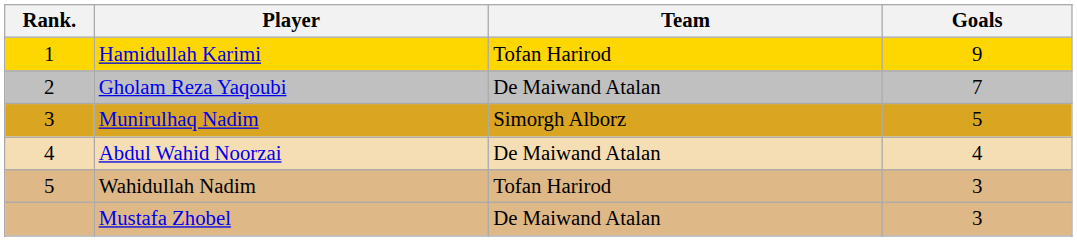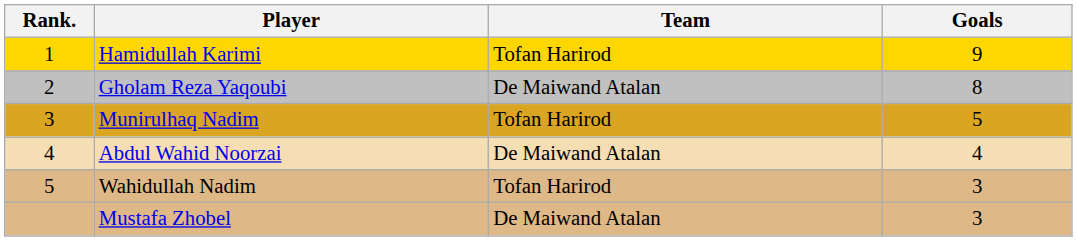(977, 86) 7 -> (977, 86) 8
(560, 119) Simorgh Alborz -> (552, 119) Tofan Harirod
